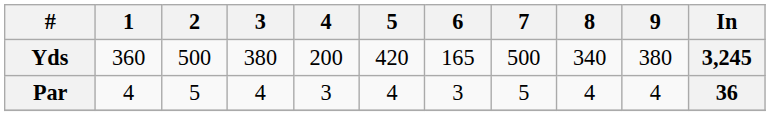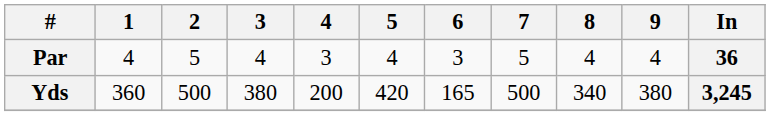rows swapped: (50, 92) <-> (50, 57)
